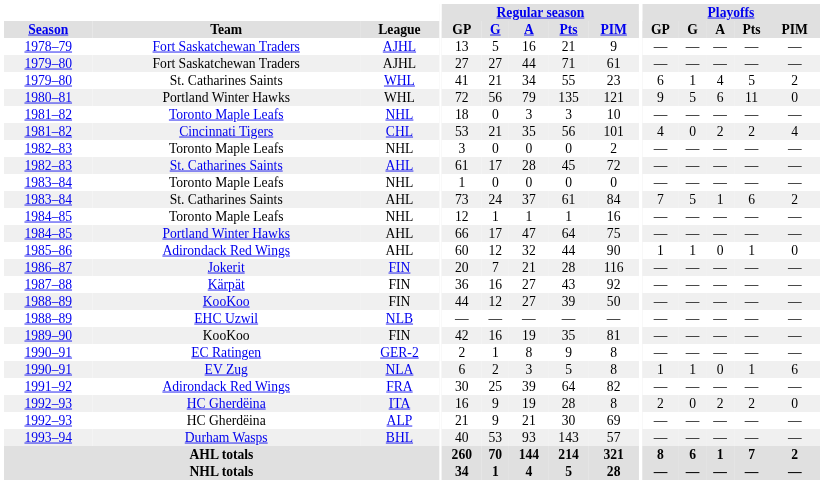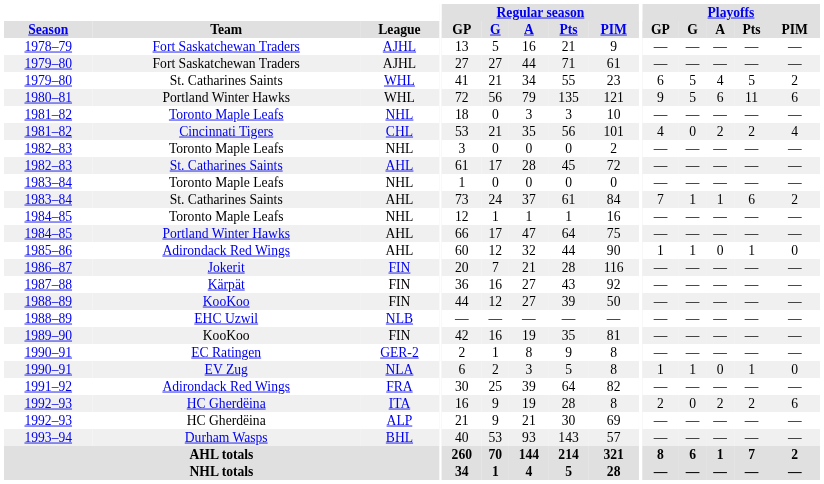(693, 80) 1 -> (693, 80) 5
(795, 97) 0 -> (795, 97) 6
(693, 199) 5 -> (693, 199) 1
(795, 369) 6 -> (795, 369) 0
(795, 403) 0 -> (795, 403) 6
